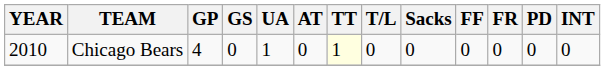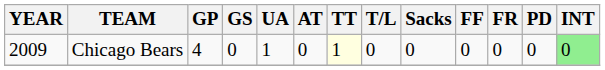(28, 49) 2010 -> (28, 49) 2009
(566, 49) no background -> (566, 49) lightgreen background
